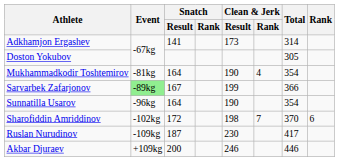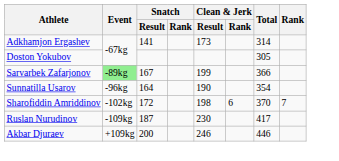- row: (68, 73)
(259, 118) 7 -> (231, 103) 6
(312, 118) 6 -> (284, 103) 7
